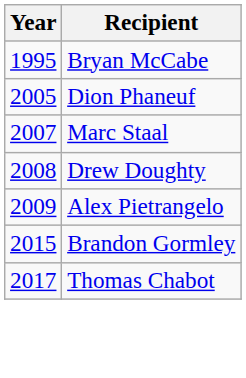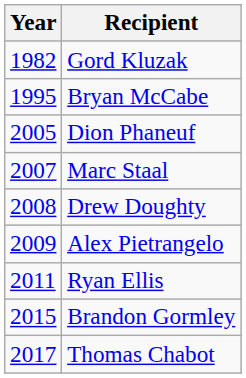+ row: (127, 59)
+ row: (115, 280)
